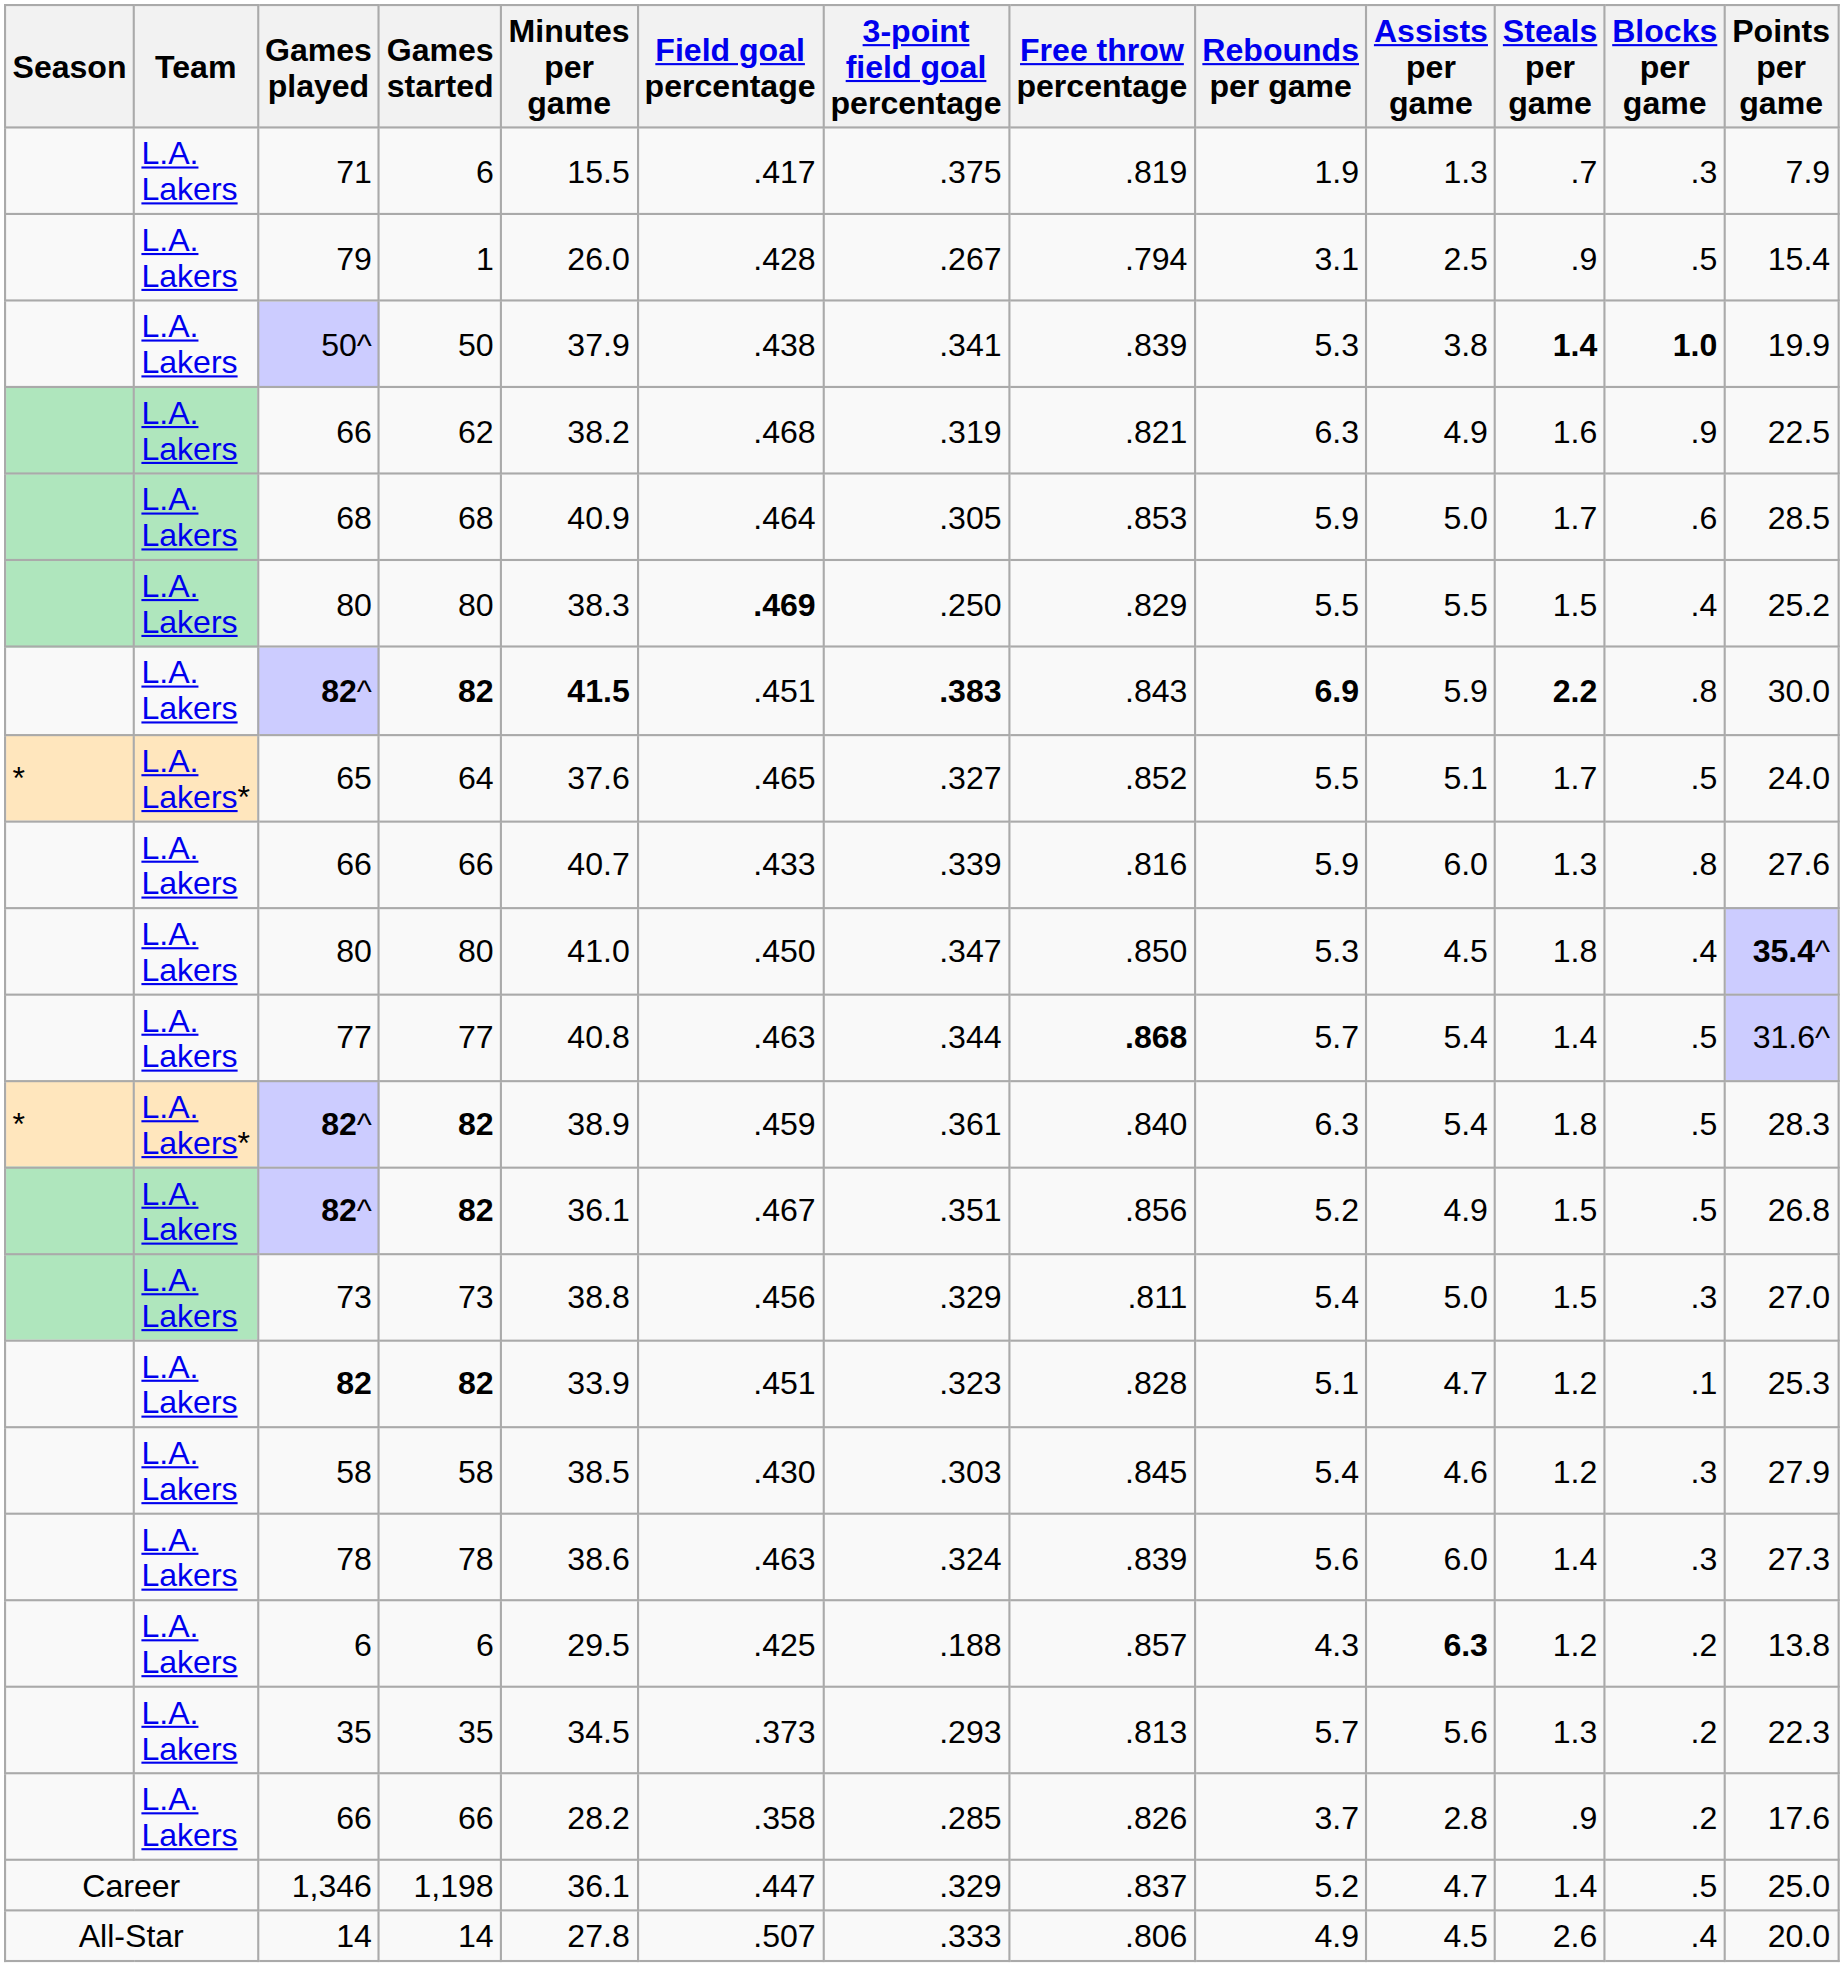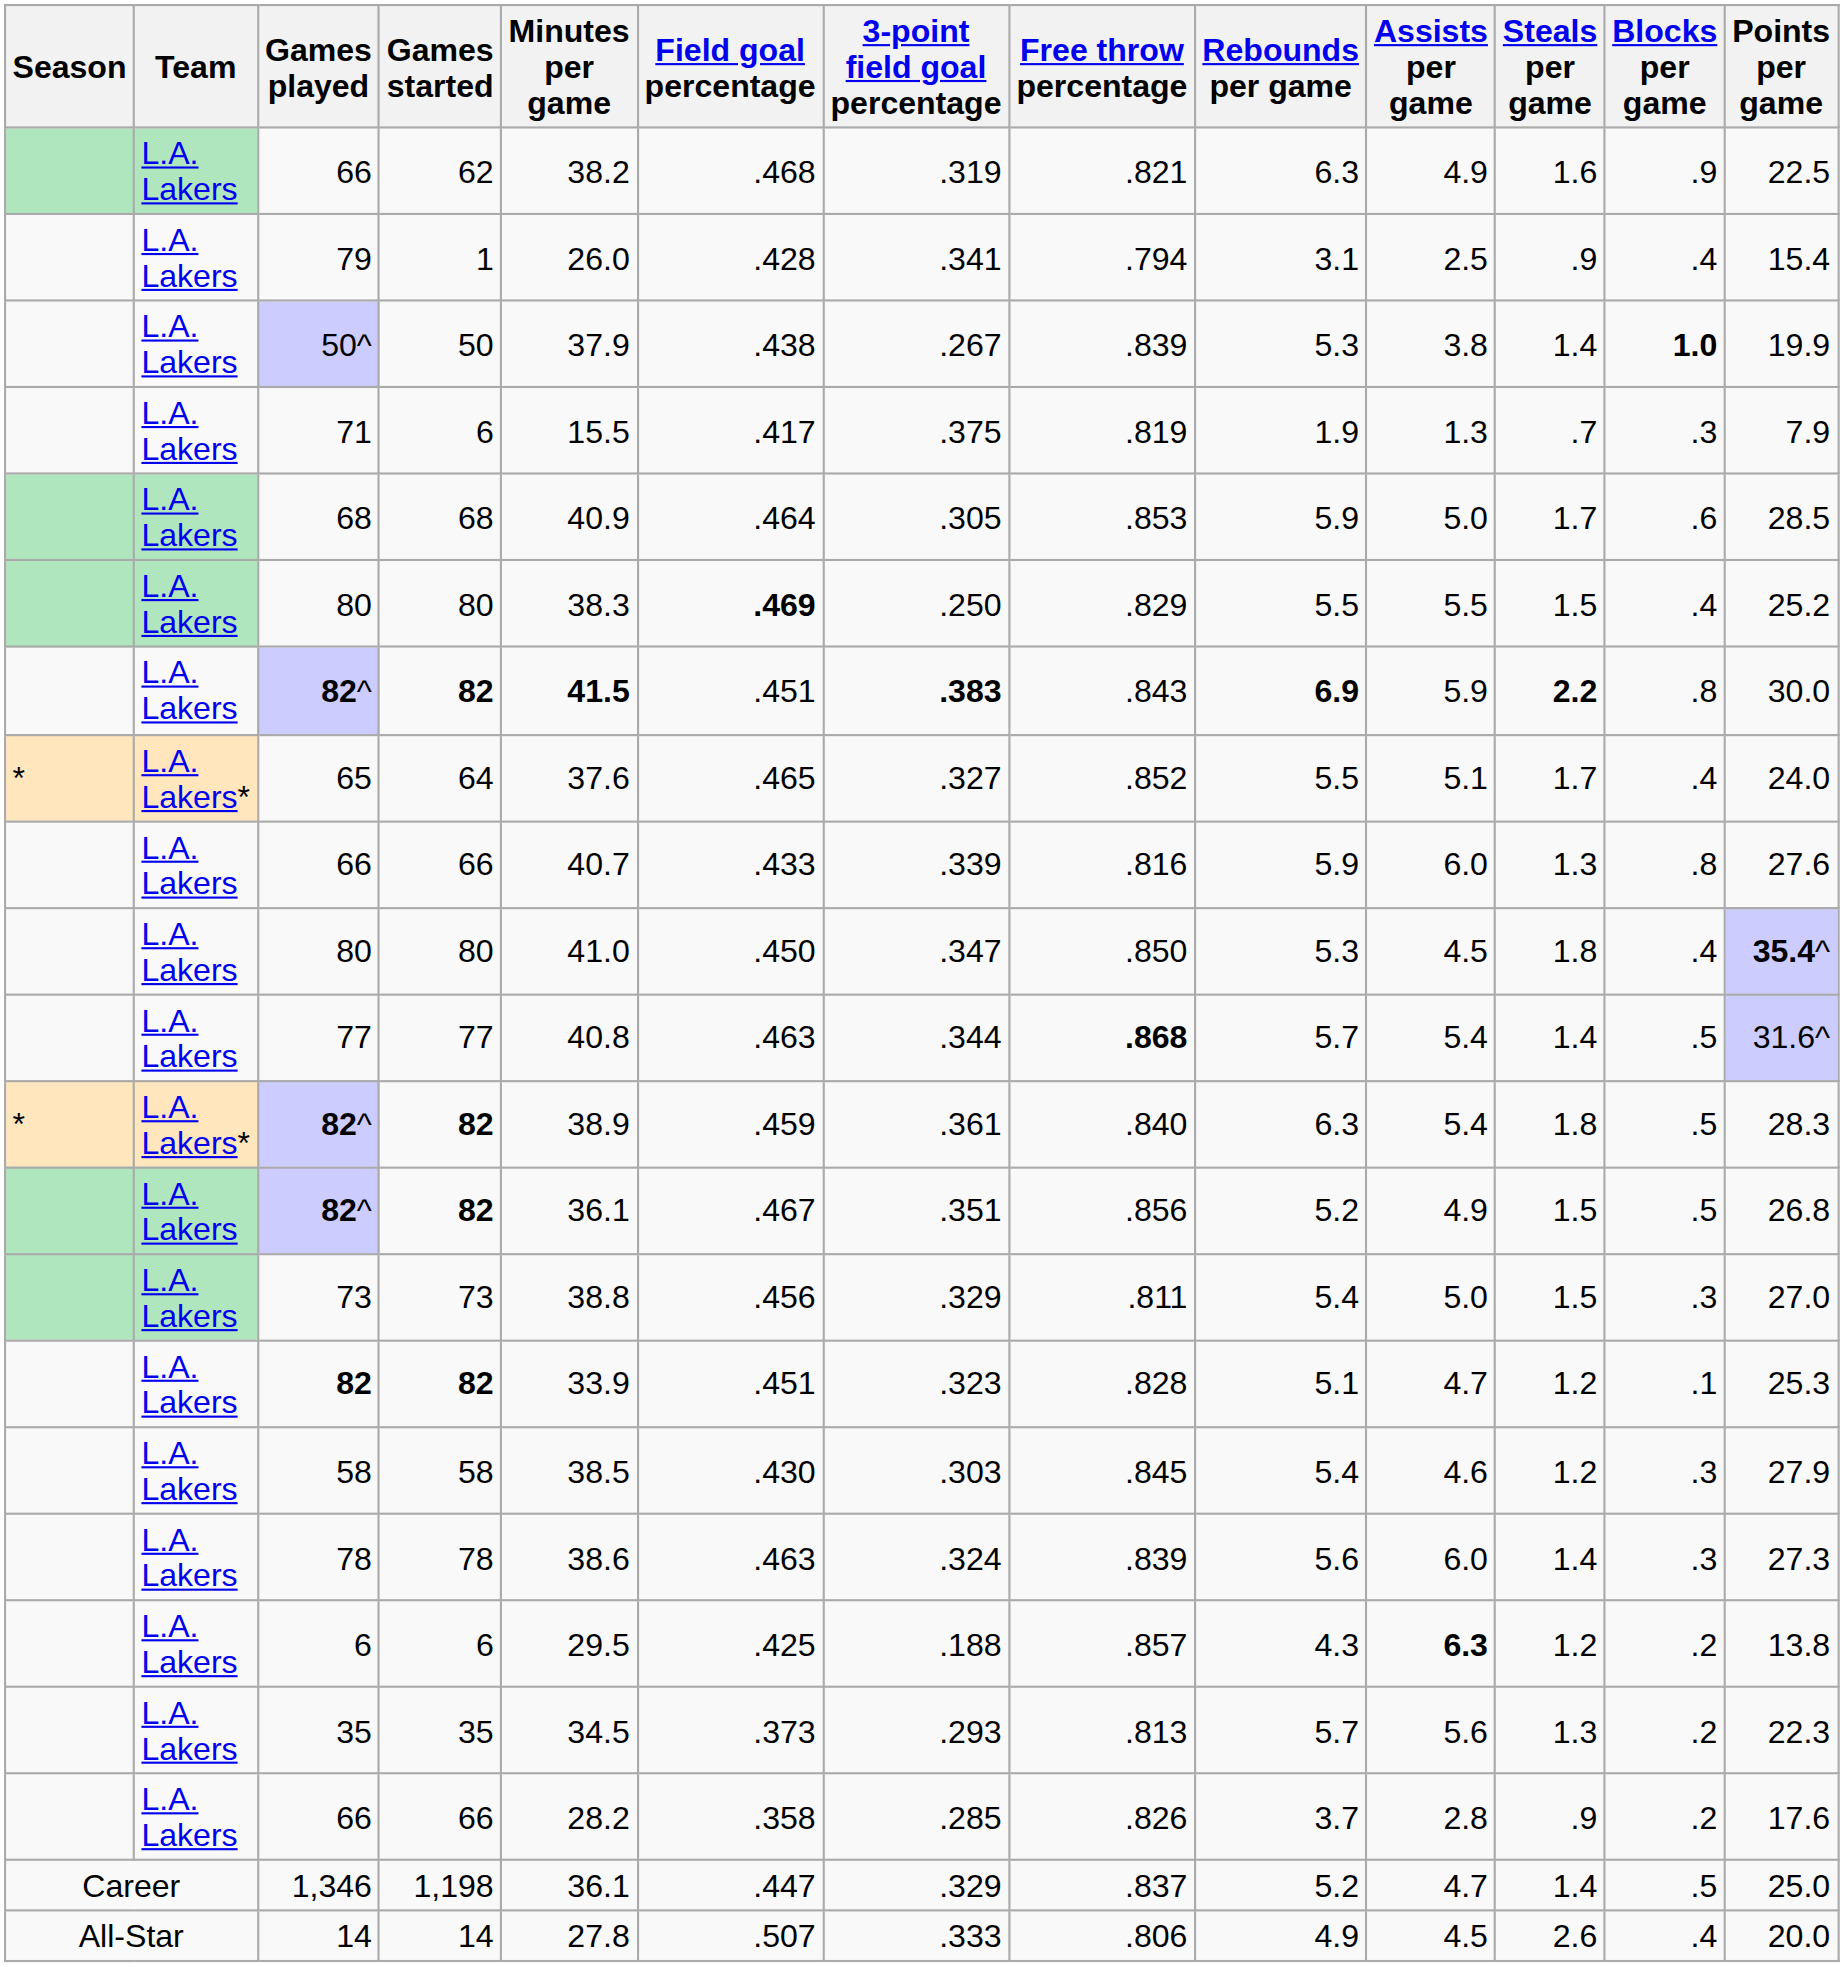rows swapped: (354, 171) <-> (354, 431)
(970, 258) .267 -> (970, 258) .341
(1704, 258) .5 -> (1704, 258) .4
(970, 344) .341 -> (970, 344) .267
(1575, 344) bold -> (1575, 344) normal
(1704, 778) .5 -> (1704, 778) .4
